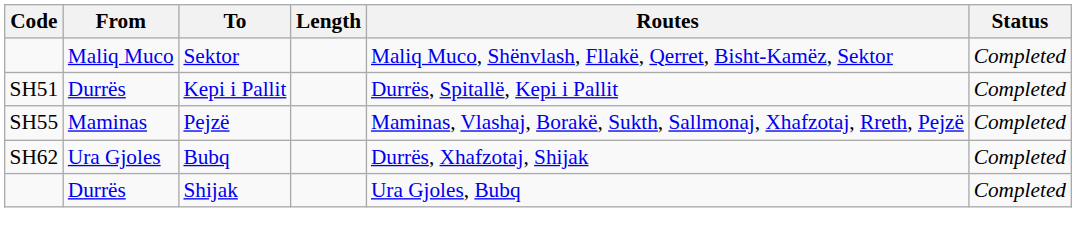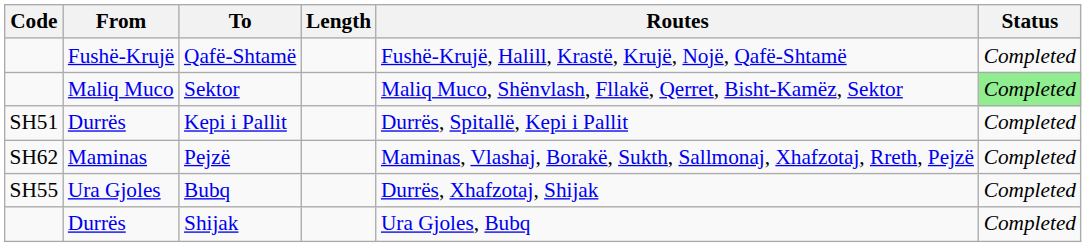+ row: (240, 55)
(1020, 55) no background -> (1030, 88) lightgreen background
(34, 122) SH55 -> (34, 156) SH62
(34, 156) SH62 -> (34, 190) SH55
